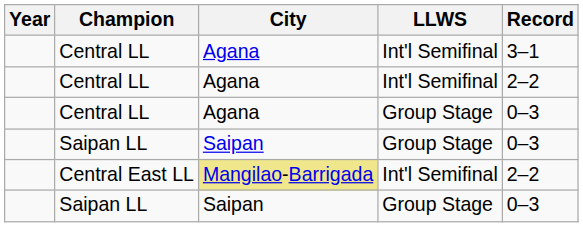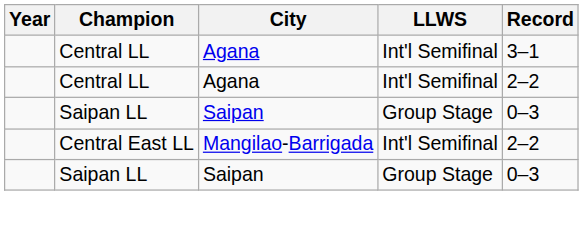- row: (104, 112)
(288, 174) khaki background -> (288, 143) no background
